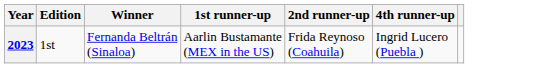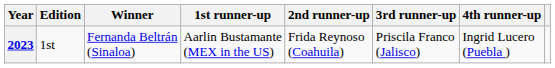+ column: (416, 15)
